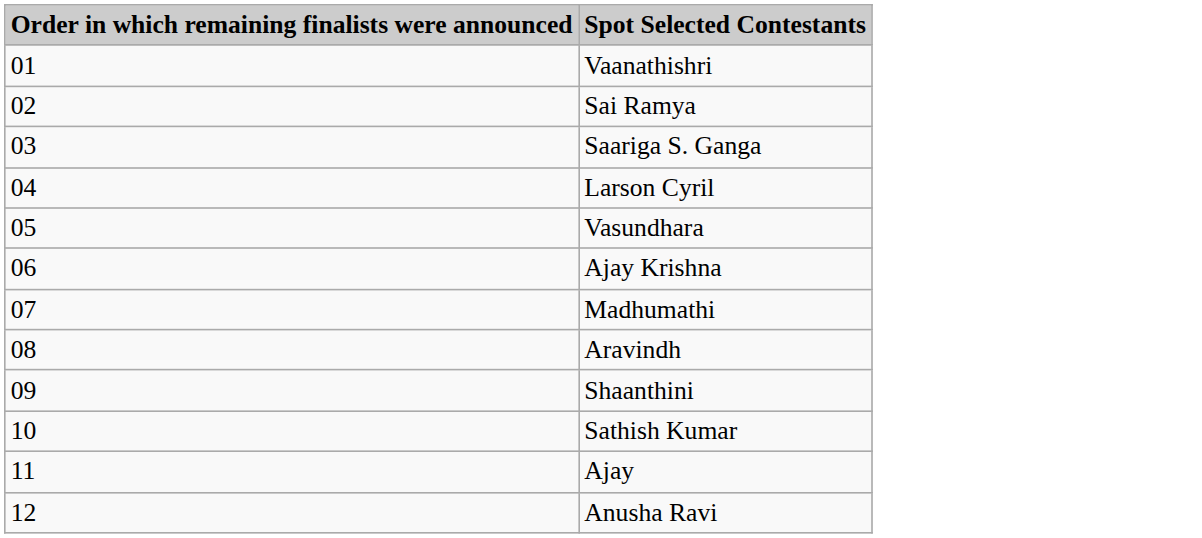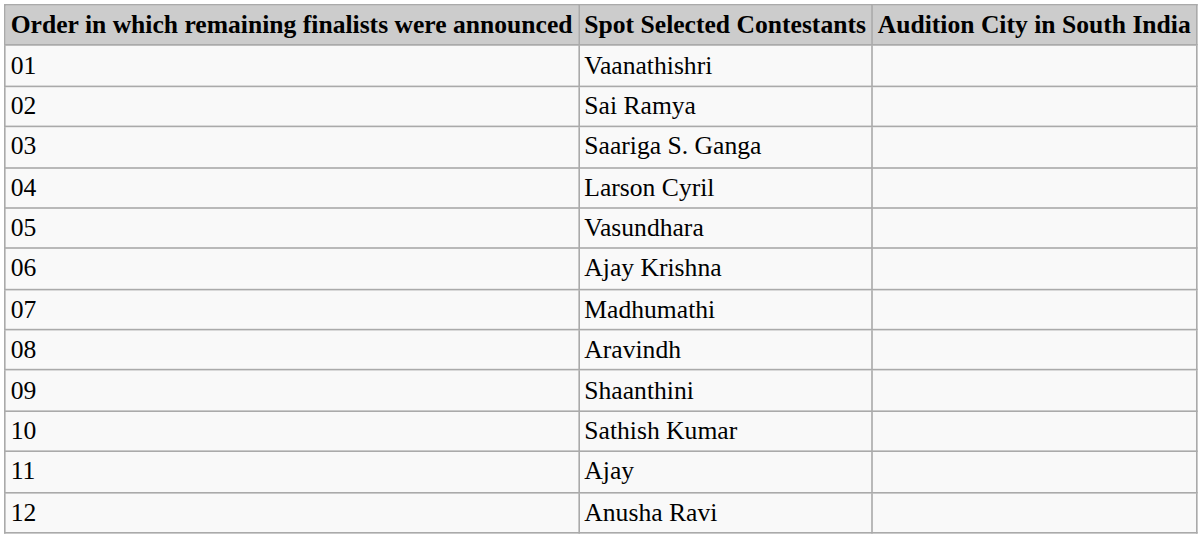+ column: (1034, 24)
